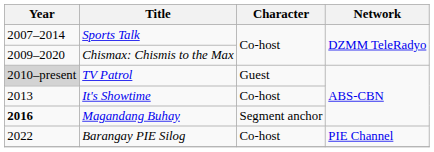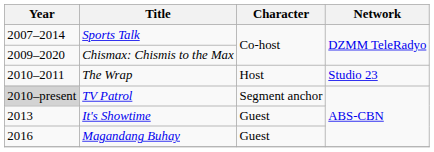+ row: (107, 75)
(255, 75) Guest -> (281, 95) Segment anchor
(260, 95) Co-host -> (255, 116) Guest
(20, 116) bold -> (20, 136) normal
(281, 116) Segment anchor -> (255, 136) Guest
- row: (134, 136)
